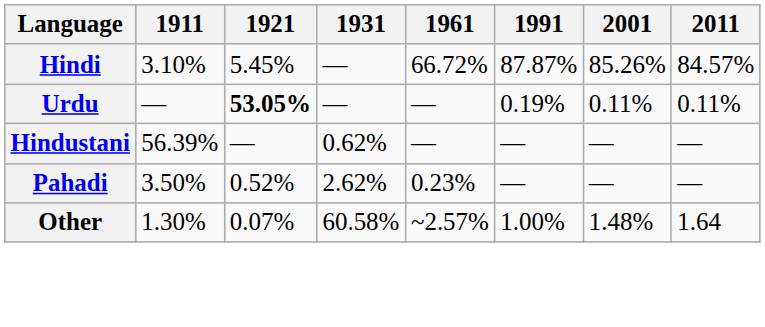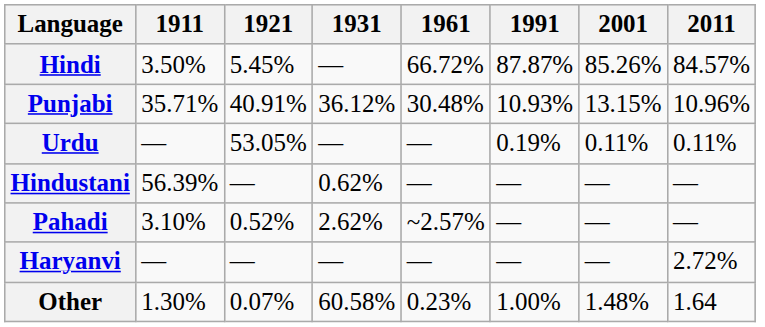(174, 63) 3.10% -> (174, 63) 3.50%
+ row: (70, 103)
(270, 103) bold -> (268, 143) normal
(174, 182) 3.50% -> (174, 222) 3.10%
(443, 182) 0.23% -> (446, 222) ~2.57%
+ row: (70, 261)
(450, 222) ~2.57% -> (439, 301) 0.23%
